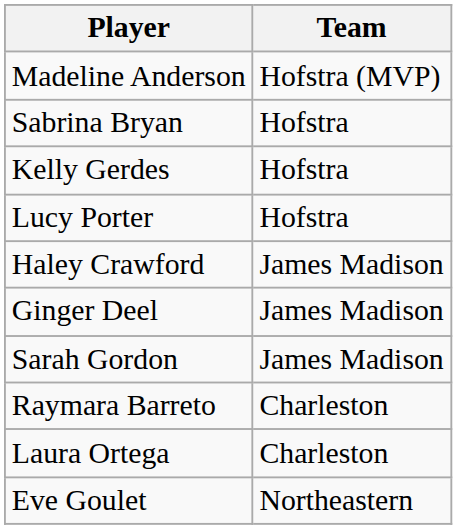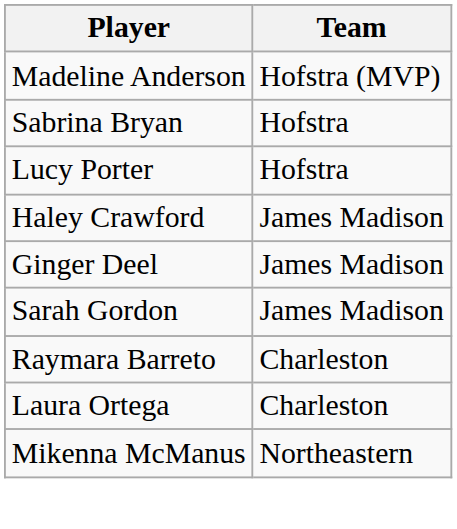- row: (91, 169)
- row: (79, 500)
+ row: (129, 452)
